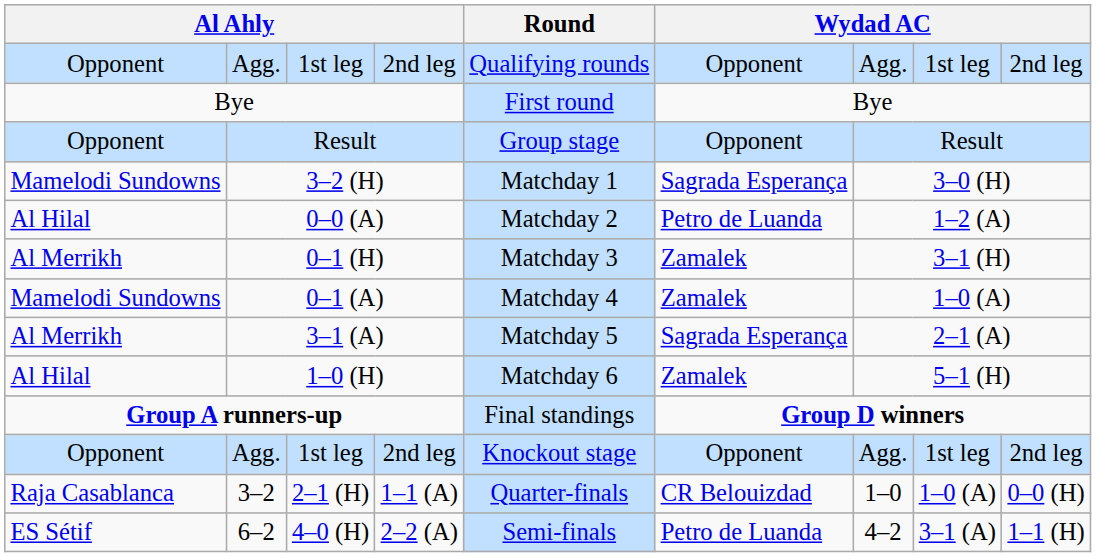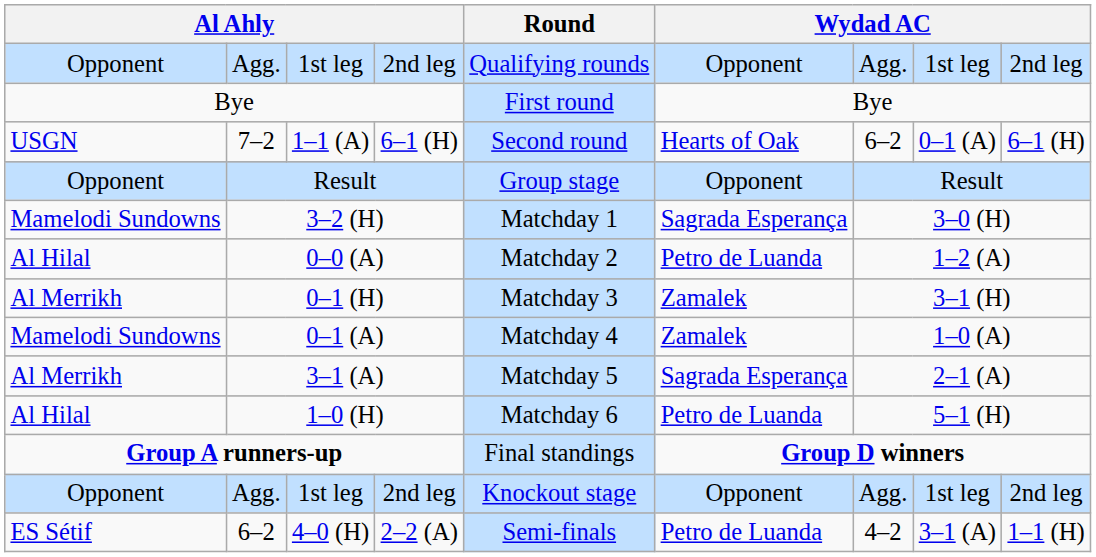+ row: (256, 141)
(704, 375) Zamalek -> (741, 414) Petro de Luanda
- row: (256, 492)
